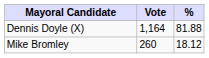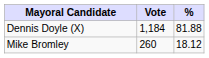(152, 28) 1,164 -> (152, 28) 1,184
